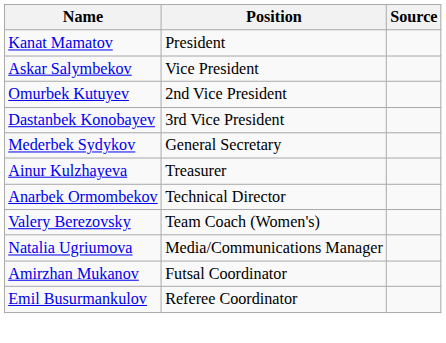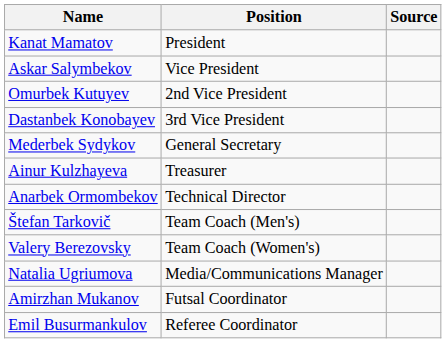+ row: (59, 222)
